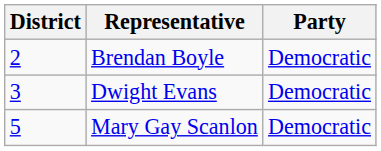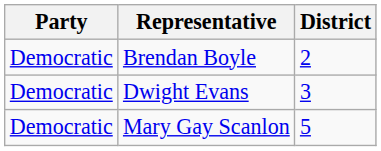columns swapped: (45, 22) <-> (320, 22)
